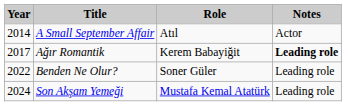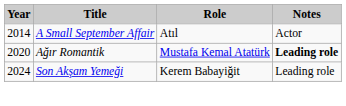(19, 52) 2017 -> (19, 52) 2020
(200, 52) Kerem Babayiğit -> (215, 52) Mustafa Kemal Atatürk
- row: (77, 72)
(215, 91) Mustafa Kemal Atatürk -> (200, 72) Kerem Babayiğit
